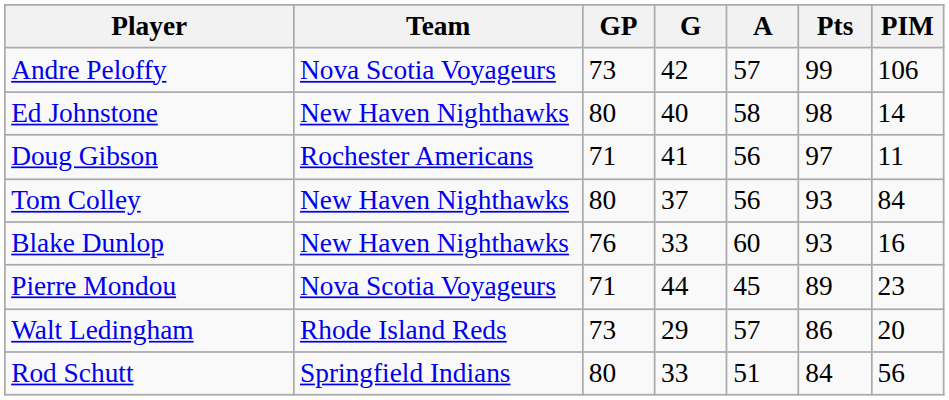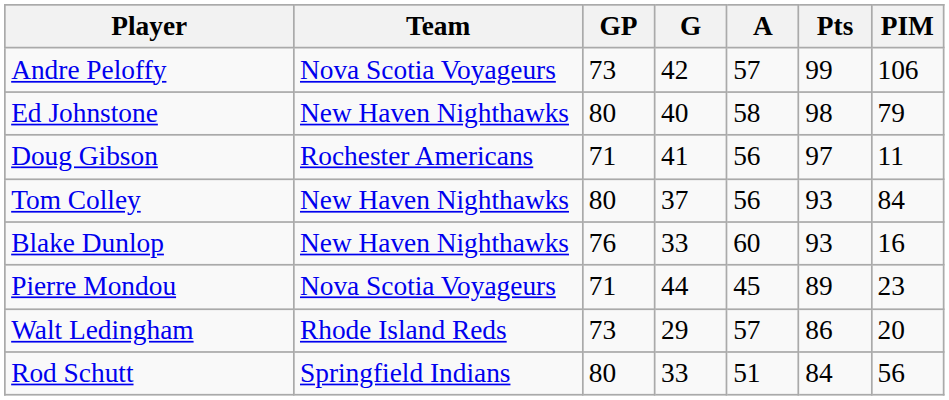(891, 112) 14 -> (891, 112) 79
